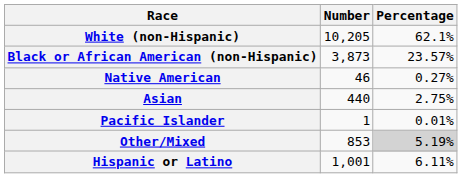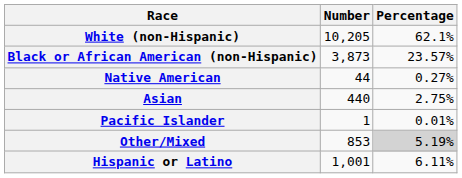(362, 78) 46 -> (362, 78) 44
